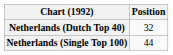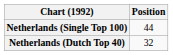rows swapped: (67, 27) <-> (67, 43)
